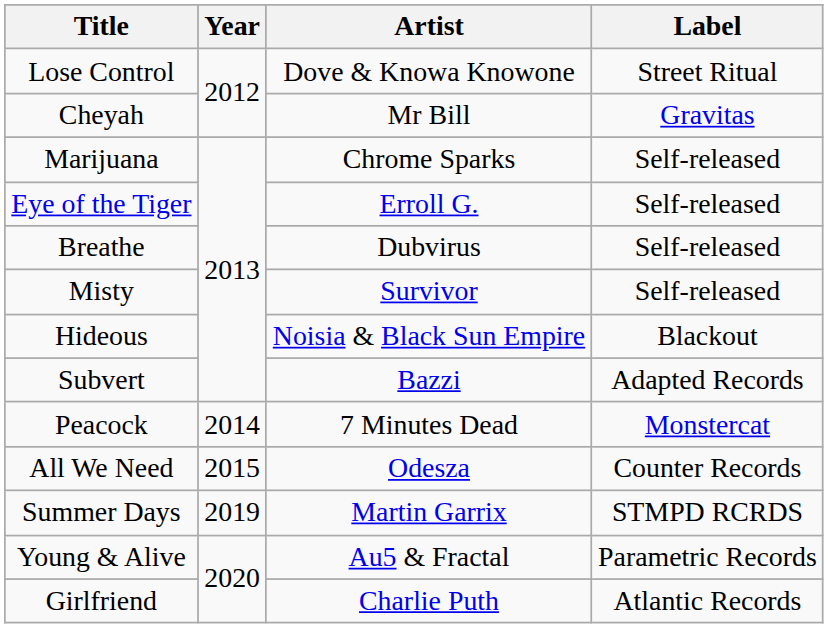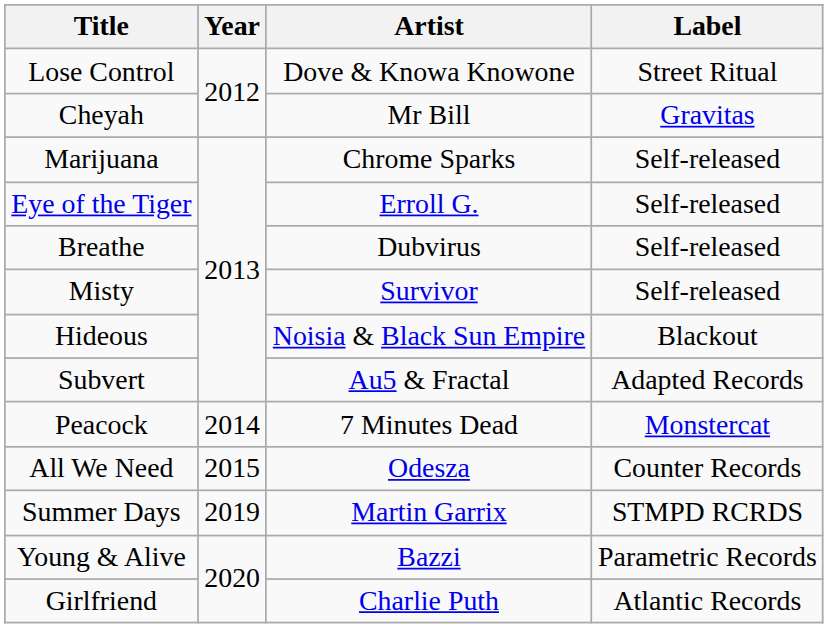(429, 379) Bazzi -> (429, 379) Au5 & Fractal
(429, 556) Au5 & Fractal -> (429, 556) Bazzi
